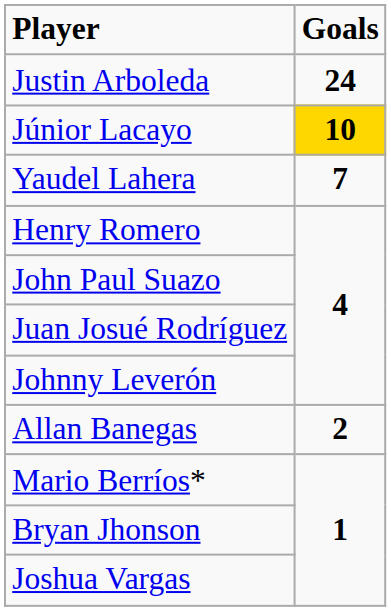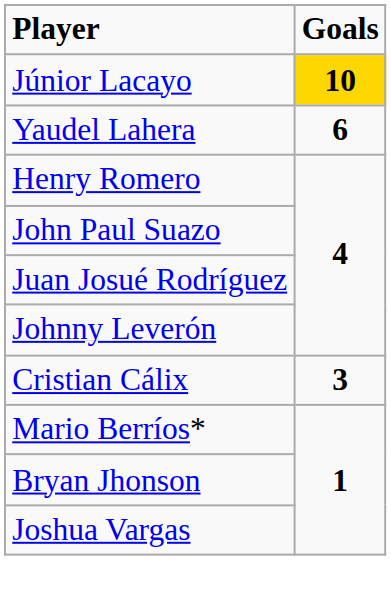- row: (111, 79)
(340, 179) 7 -> (340, 129) 6
+ row: (100, 379)
- row: (105, 429)
